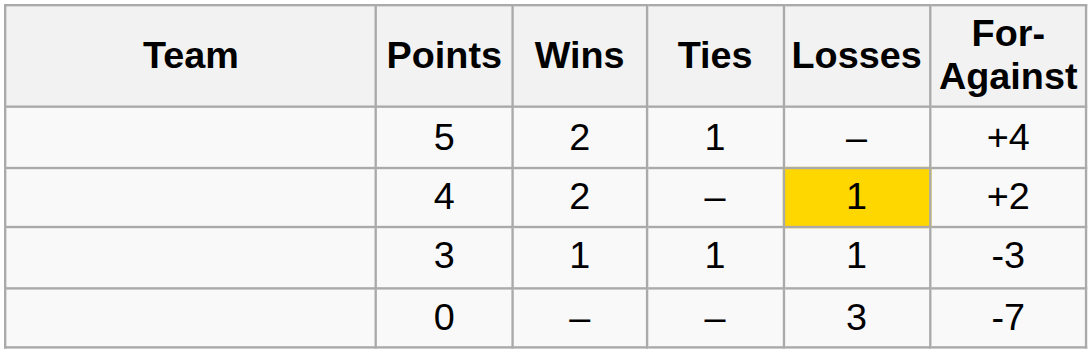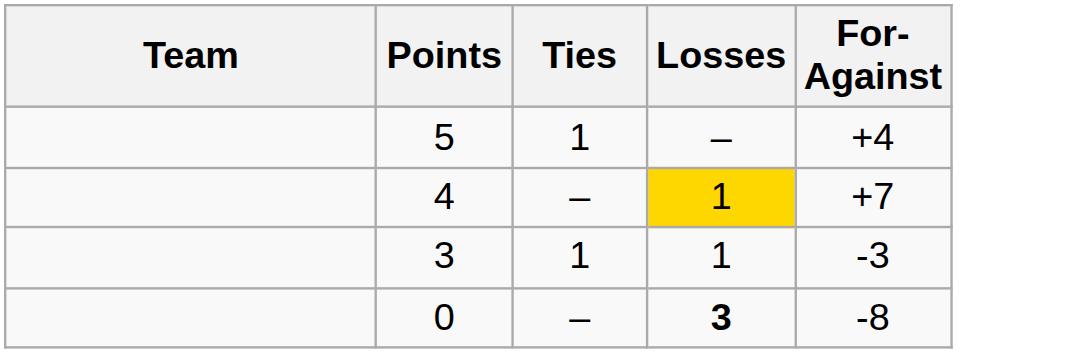- column: (580, 55)
(1008, 196) +2 -> (873, 196) +7
(857, 316) normal -> (721, 316) bold
(1008, 316) -7 -> (873, 316) -8
